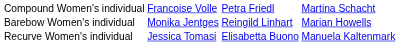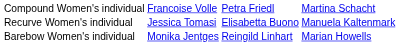rows swapped: (68, 37) <-> (69, 22)
